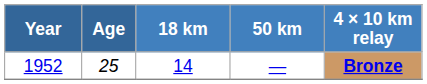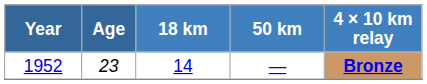(109, 66) 25 -> (109, 66) 23
